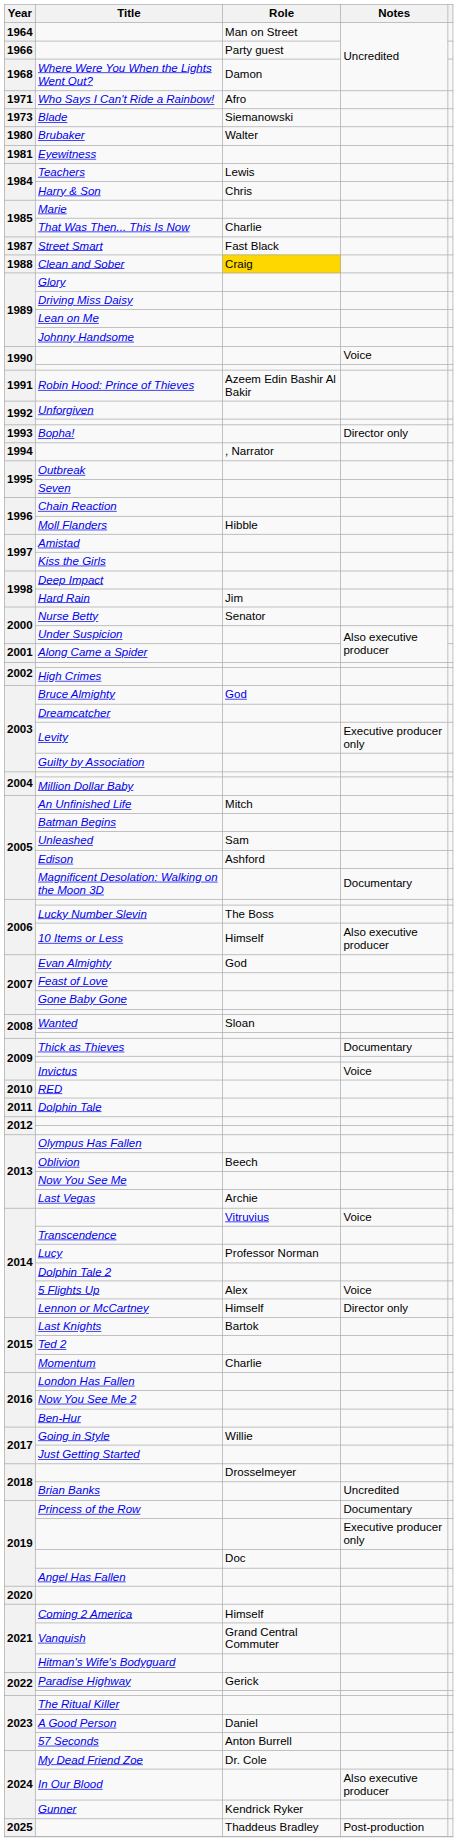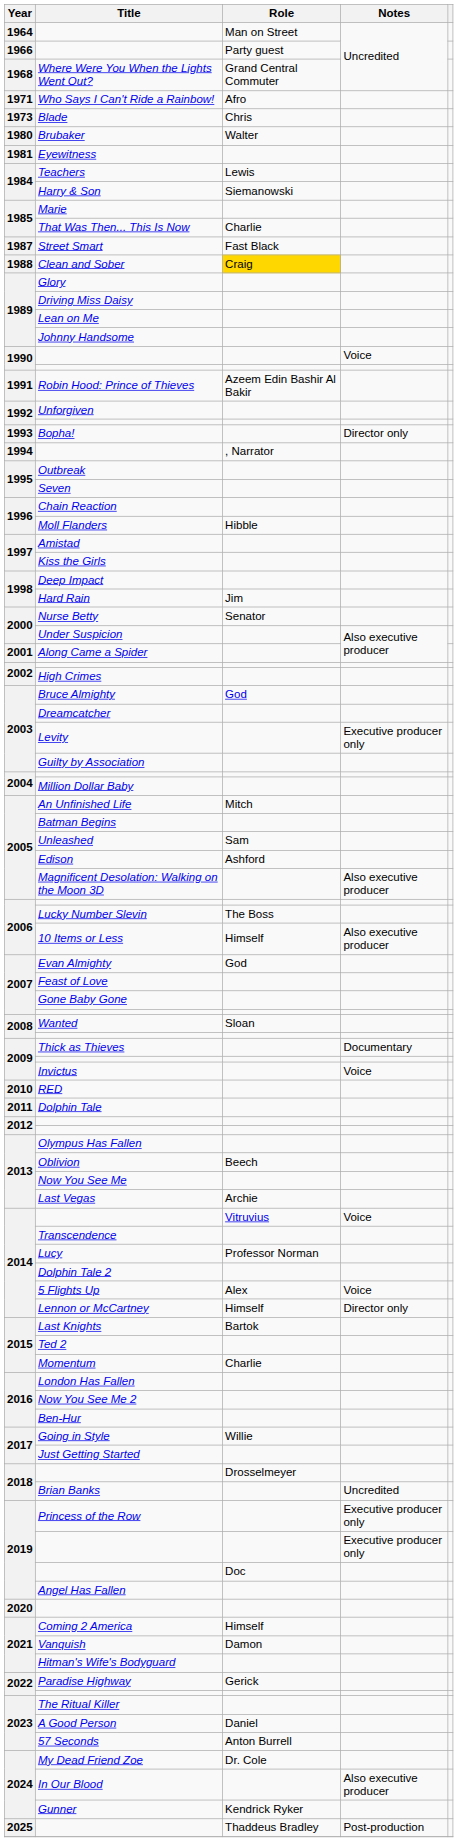(244, 74) Damon -> (261, 74) Grand Central Commuter
(259, 117) Siemanowski -> (239, 117) Chris
(239, 191) Chris -> (259, 191) Siemanowski
(378, 884) Documentary -> (381, 884) Also executive producer
(378, 1509) Documentary -> (393, 1515) Executive producer only
(261, 1638) Grand Central Commuter -> (244, 1644) Damon
